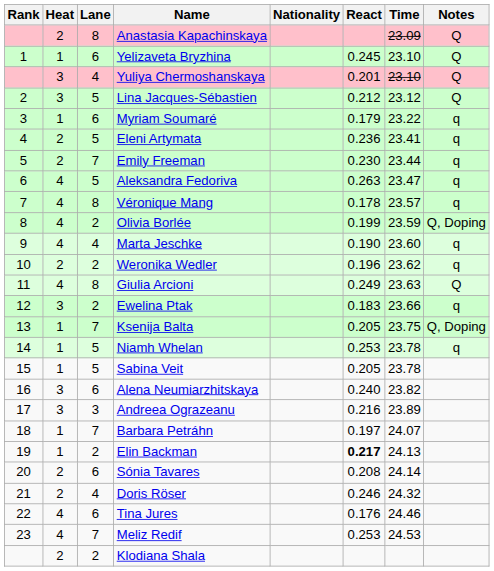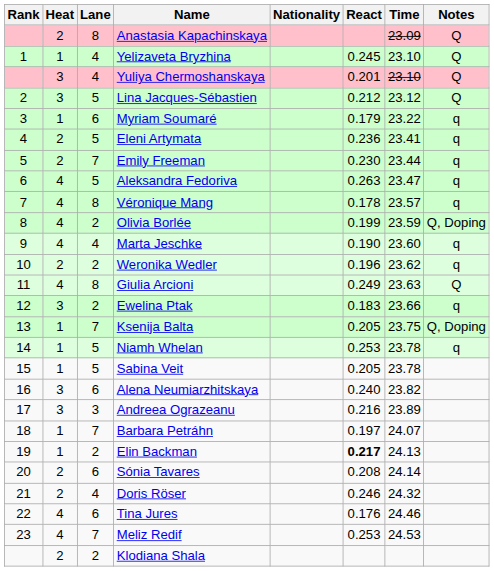(95, 56) 6 -> (95, 56) 4
